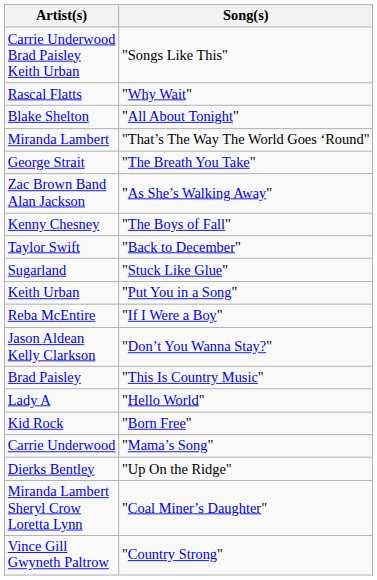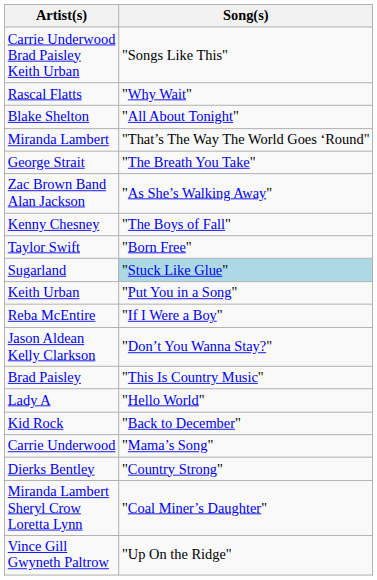(181, 247) "Back to December" -> (157, 247) "Born Free"
(175, 270) no background -> (175, 270) lightblue background
(157, 423) "Born Free" -> (181, 423) "Back to December"
(177, 468) "Up On the Ridge" -> (172, 468) "Country Strong"
(172, 555) "Country Strong" -> (177, 555) "Up On the Ridge"
